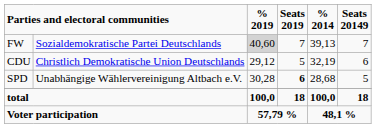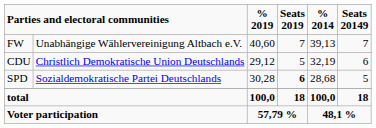(128, 43) Sozialdemokratische Partei Deutschlands -> (139, 43) Unabhängige Wählervereinigung Altbach e.V.
(262, 43) lightgrey background -> (262, 43) no background
(139, 79) Unabhängige Wählervereinigung Altbach e.V. -> (128, 79) Sozialdemokratische Partei Deutschlands
